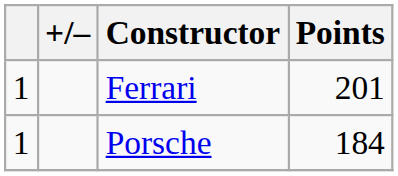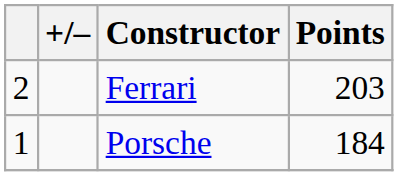(21, 87) 1 -> (21, 87) 2
(360, 87) 201 -> (360, 87) 203
